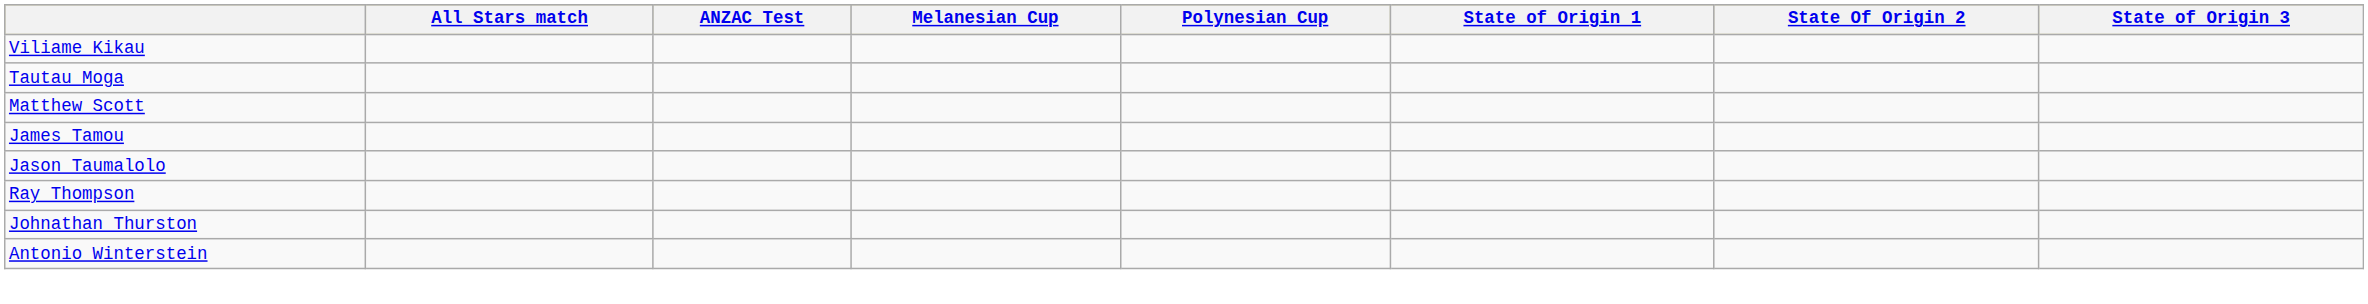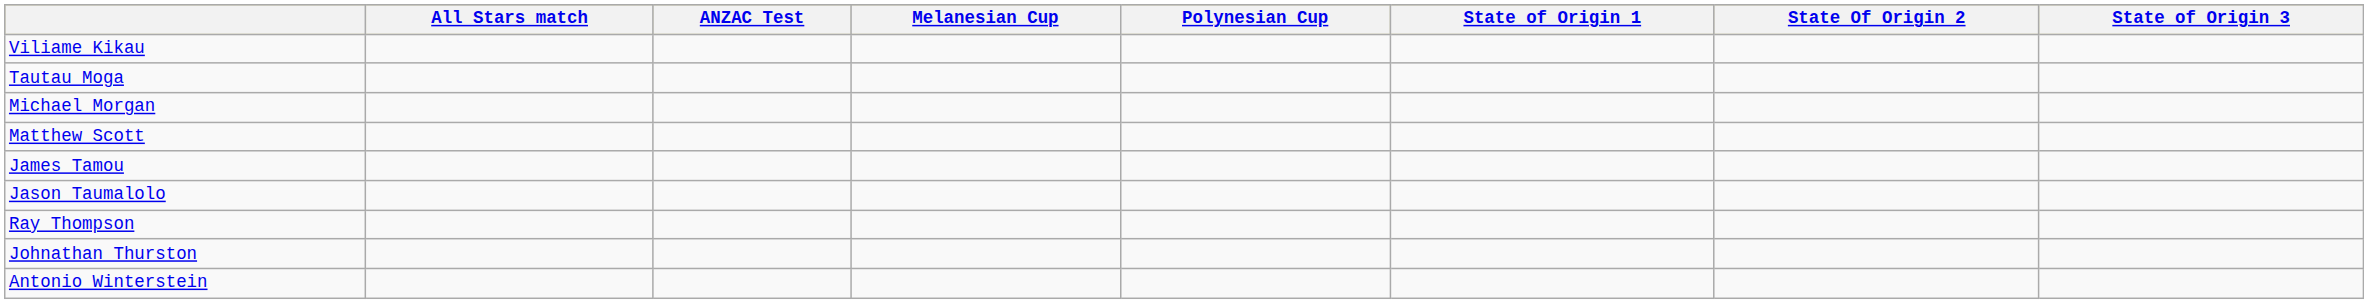+ row: (82, 107)
